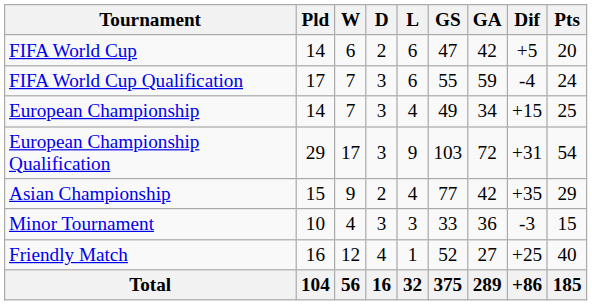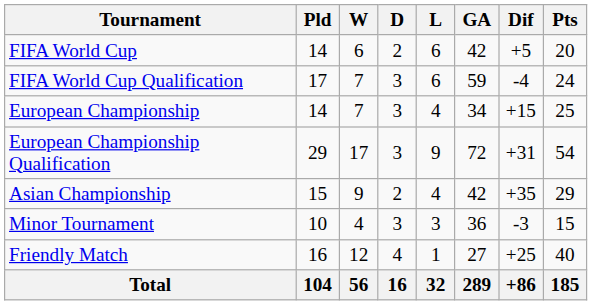- column: (448, 19)
